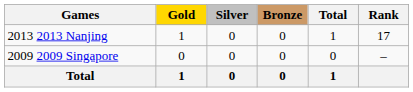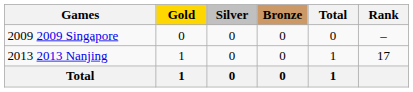rows swapped: (63, 55) <-> (57, 35)
